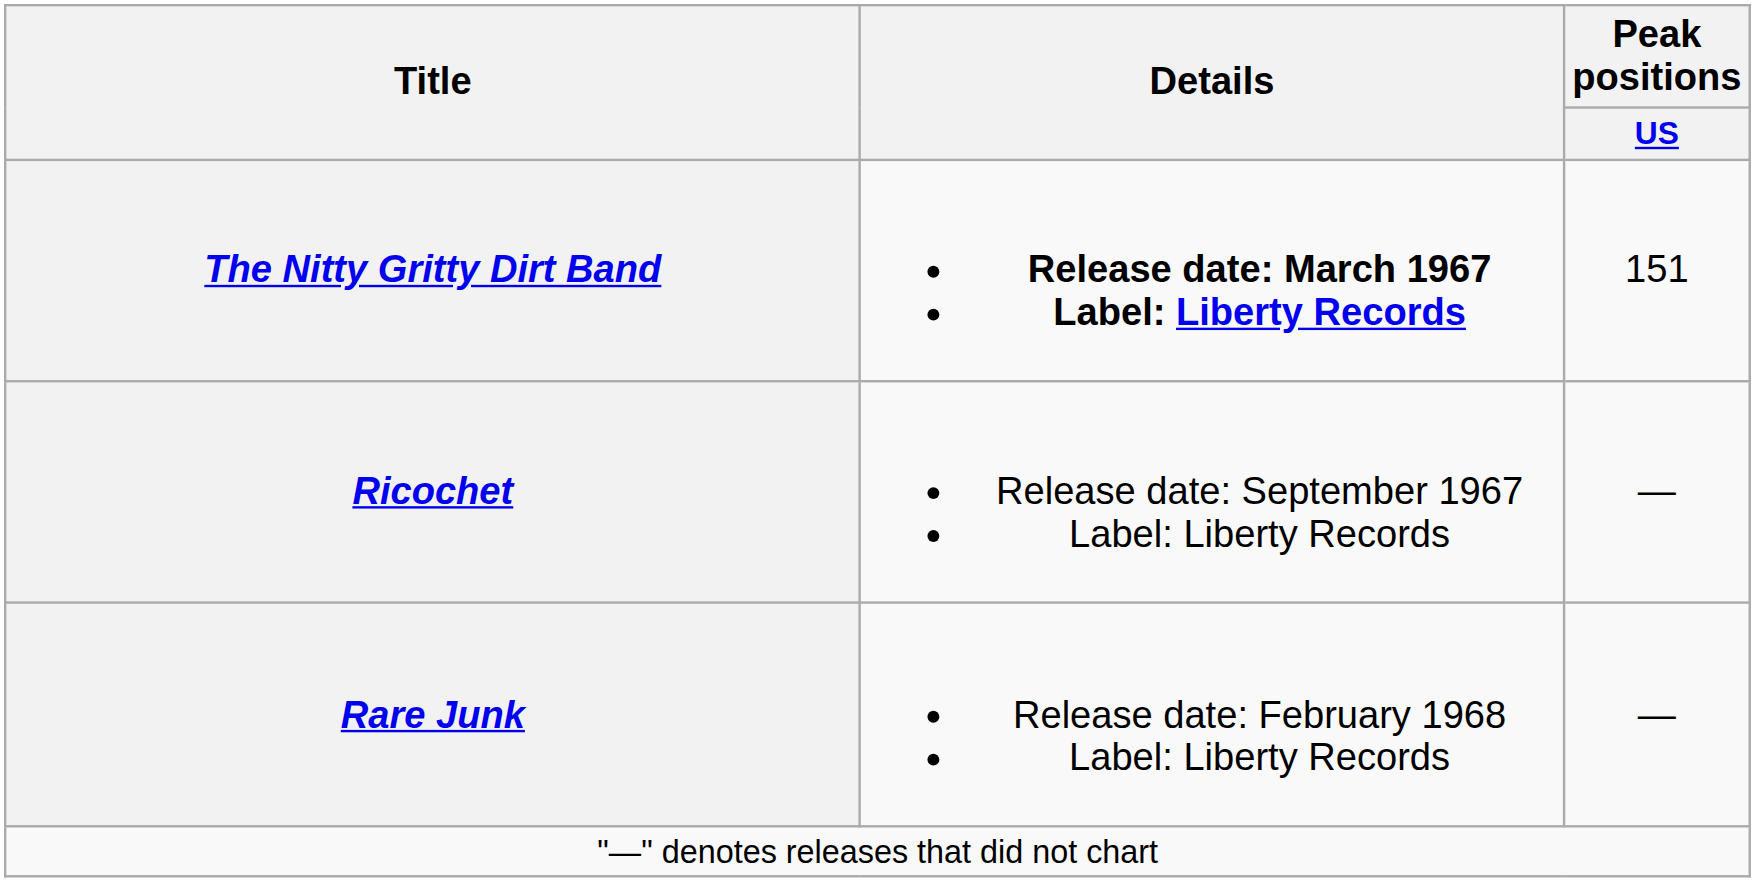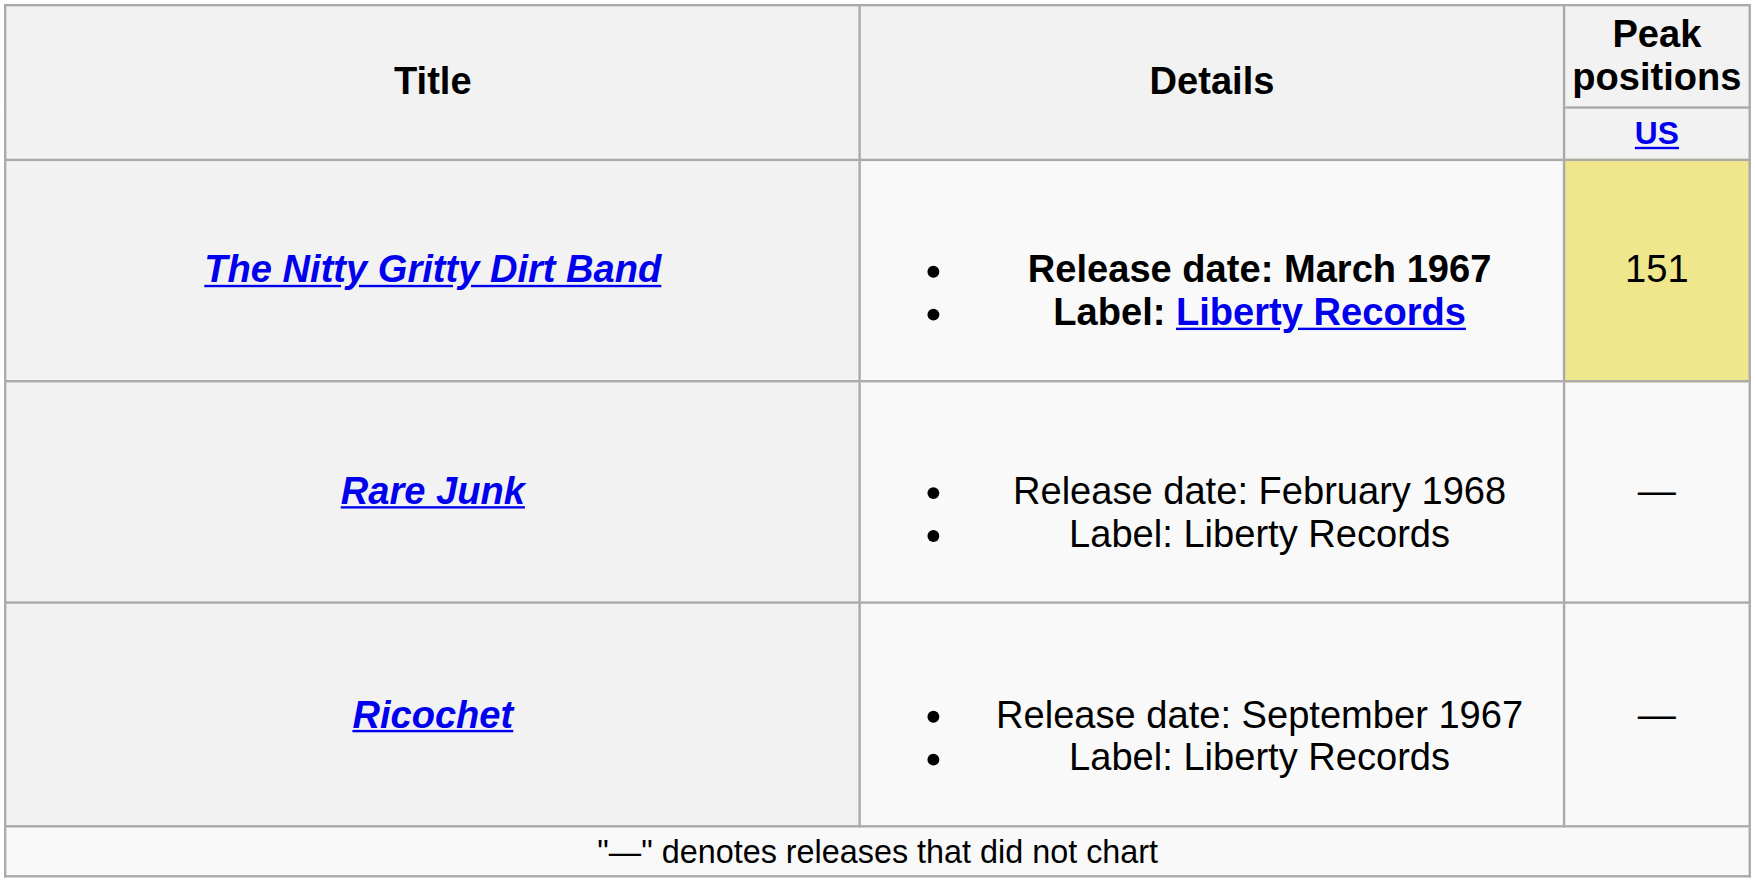(1657, 269) no background -> (1657, 269) khaki background
rows swapped: (433, 491) <-> (433, 714)
